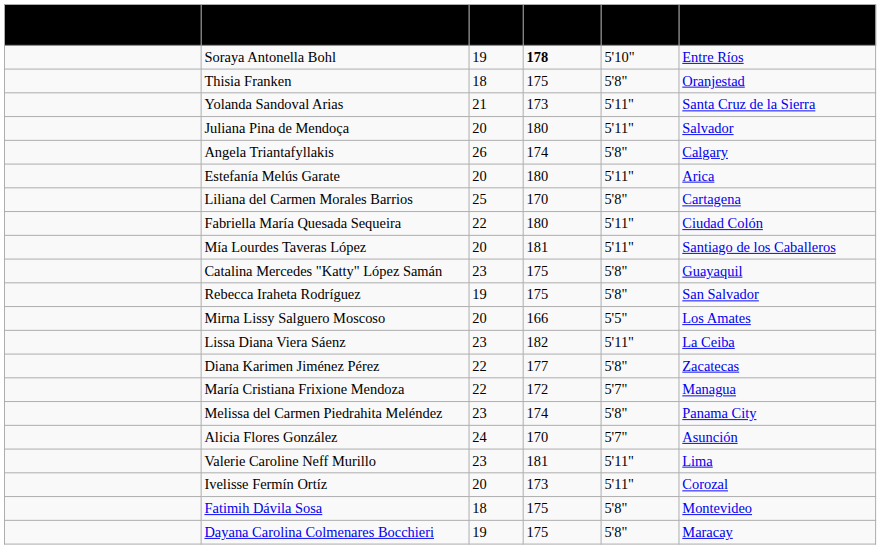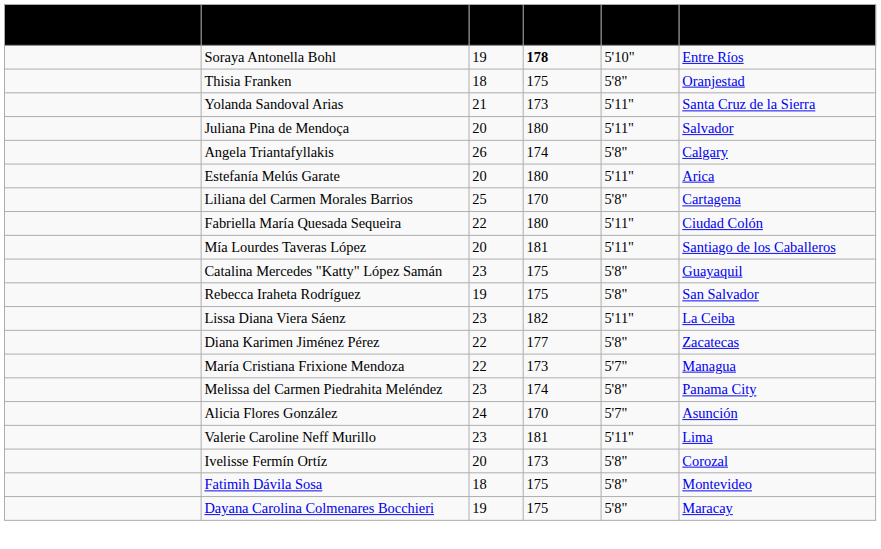- row: (295, 318)
(537, 389) 172 -> (537, 366) 173
(619, 484) 5'11" -> (616, 461) 5'8"
